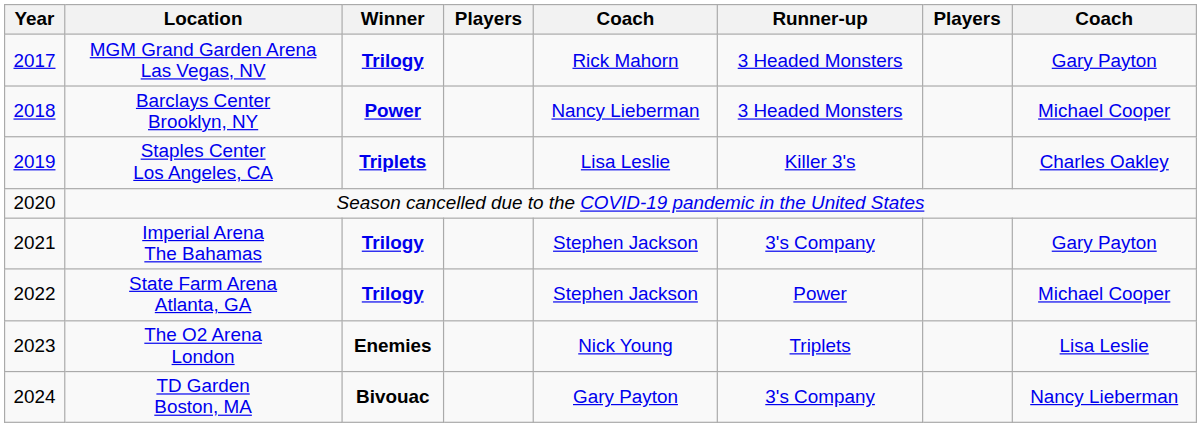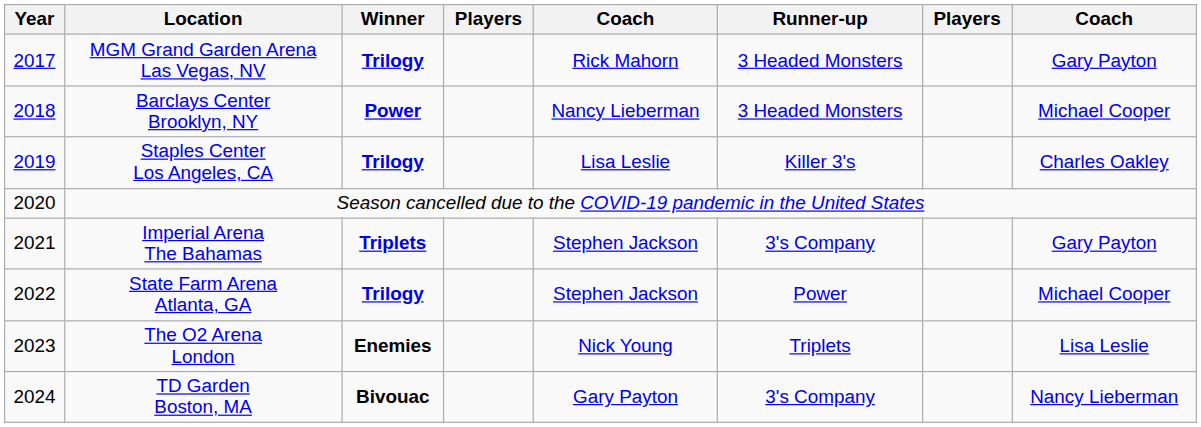(393, 162) Triplets -> (393, 162) Trilogy
(393, 243) Trilogy -> (393, 243) Triplets
